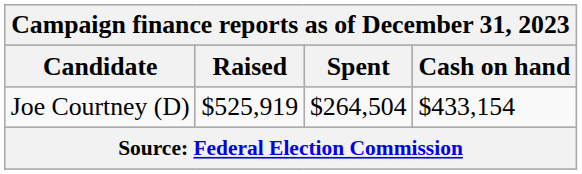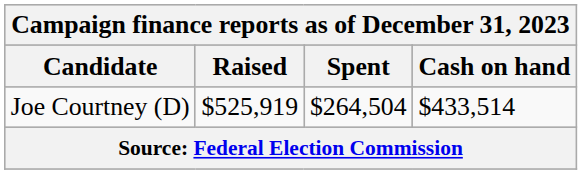(467, 106) $433,154 -> (467, 106) $433,514
